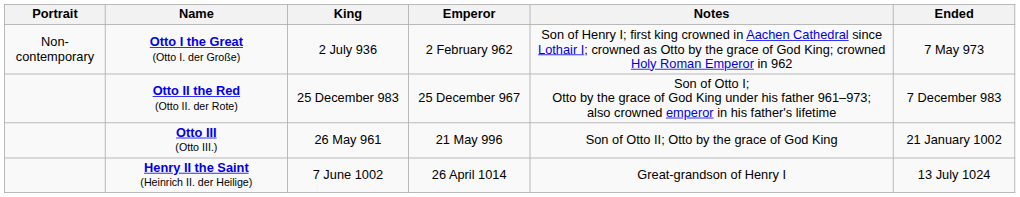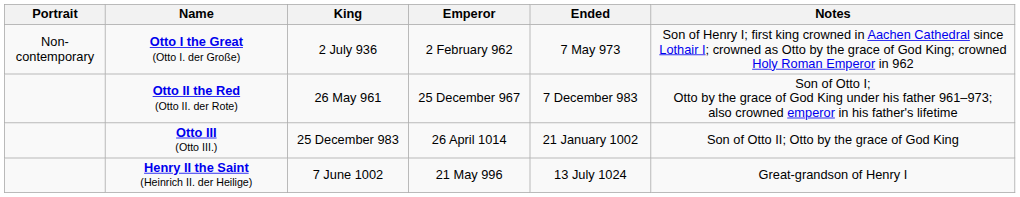columns swapped: (954, 14) <-> (712, 14)
(348, 98) 25 December 983 -> (348, 98) 26 May 961
(348, 140) 26 May 961 -> (348, 140) 25 December 983
(469, 140) 21 May 996 -> (469, 140) 26 April 1014
(469, 175) 26 April 1014 -> (469, 175) 21 May 996
